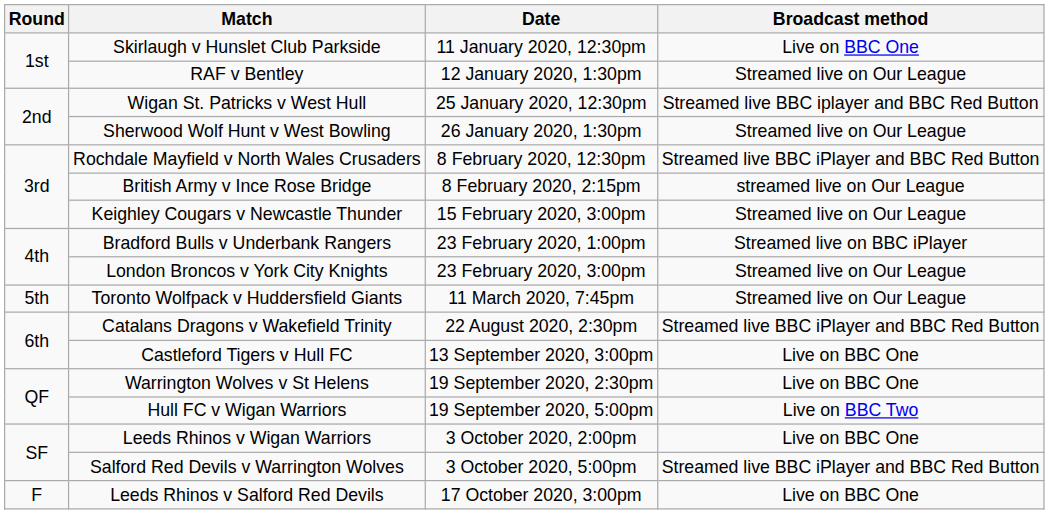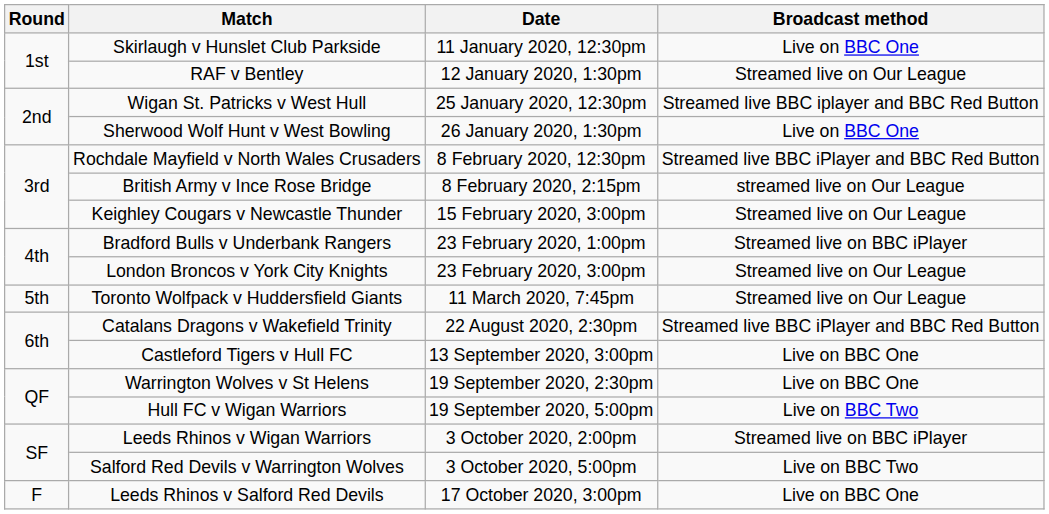(851, 131) Streamed live on Our League -> (851, 131) Live on BBC One
(851, 439) Live on BBC One -> (851, 439) Streamed live on BBC iPlayer
(851, 467) Streamed live BBC iPlayer and BBC Red Button -> (851, 467) Live on BBC Two
